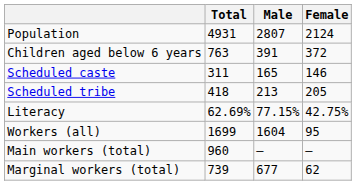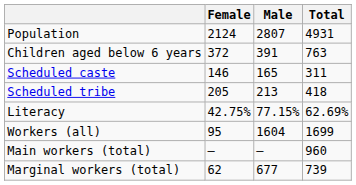columns swapped: (229, 14) <-> (327, 14)
